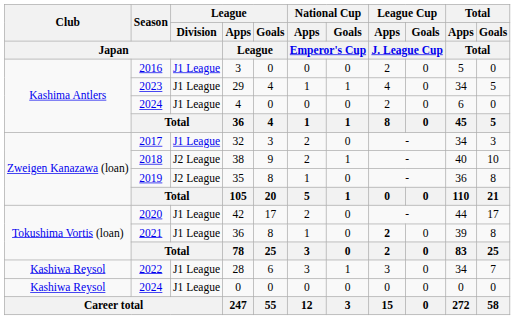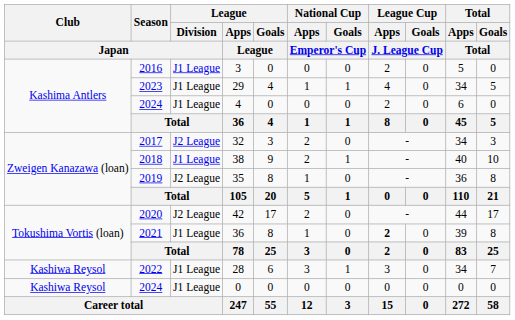(197, 141) J1 League -> (197, 141) J2 League
(197, 159) J2 League -> (197, 159) J1 League
(197, 214) J1 League -> (197, 214) J2 League
